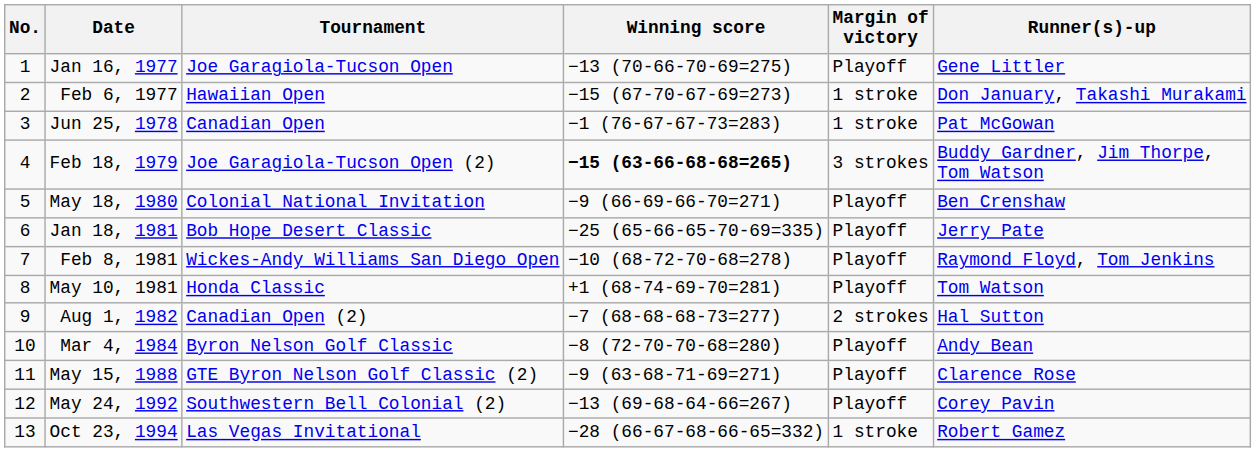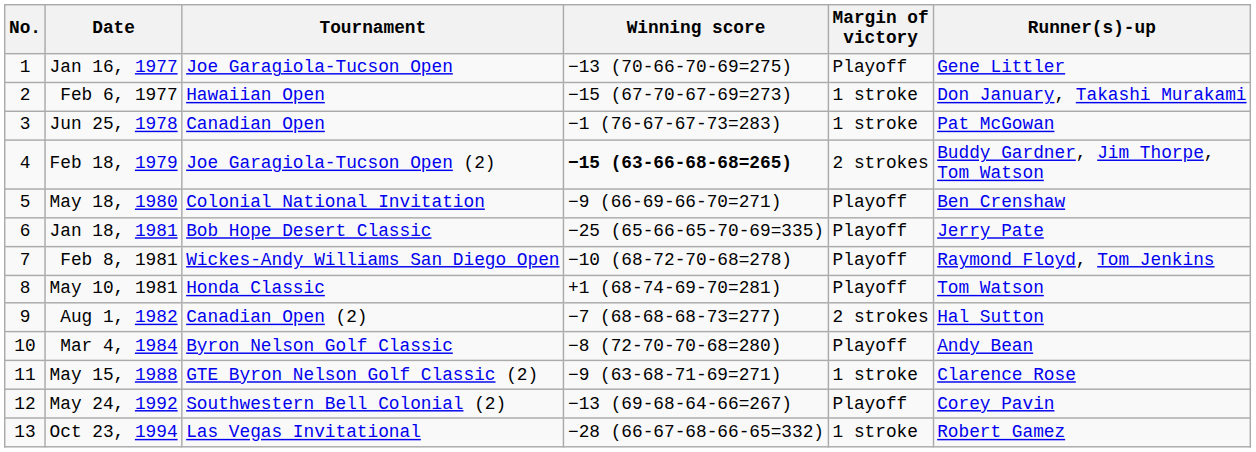(881, 164) 3 strokes -> (881, 164) 2 strokes
(870, 376) Playoff -> (875, 376) 1 stroke
